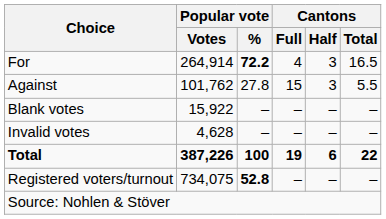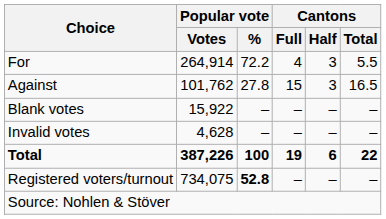(255, 62) bold -> (255, 62) normal
(363, 62) 16.5 -> (367, 62) 5.5
(367, 86) 5.5 -> (363, 86) 16.5
